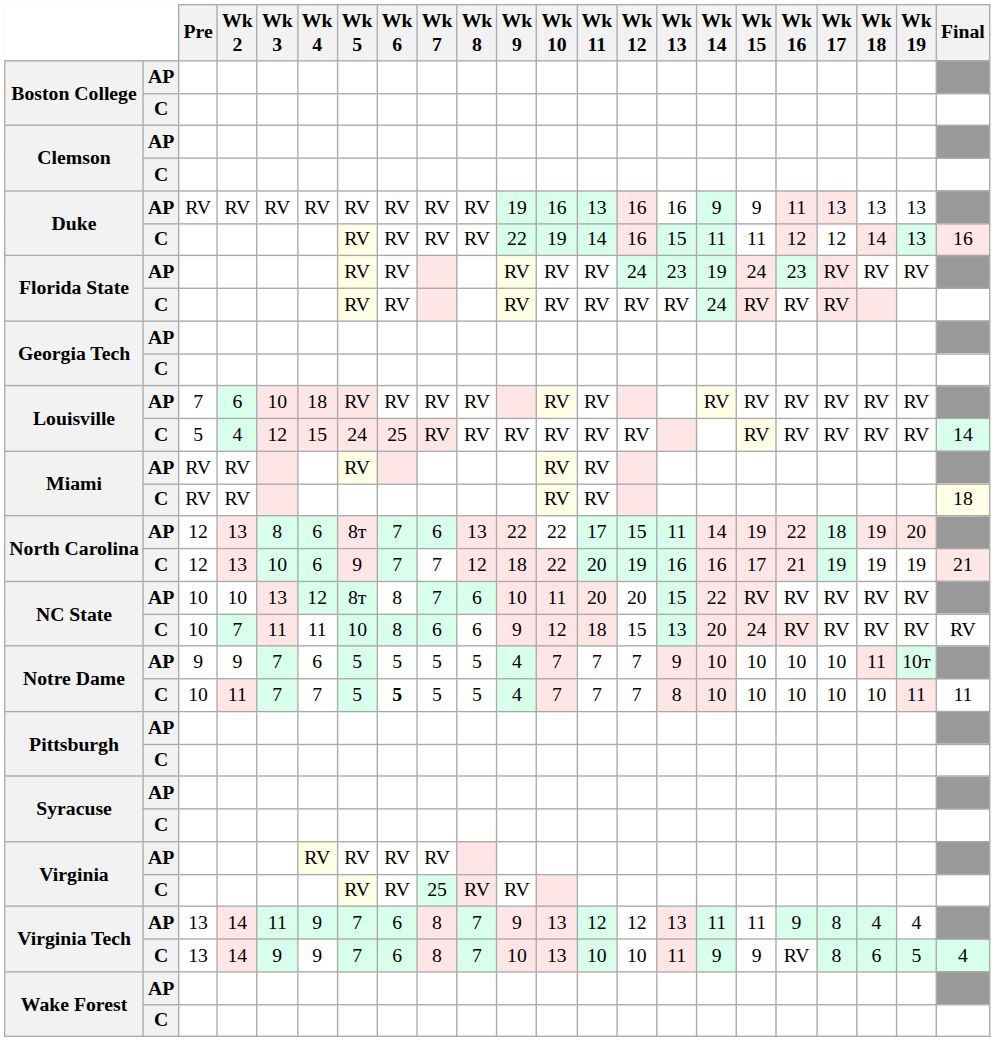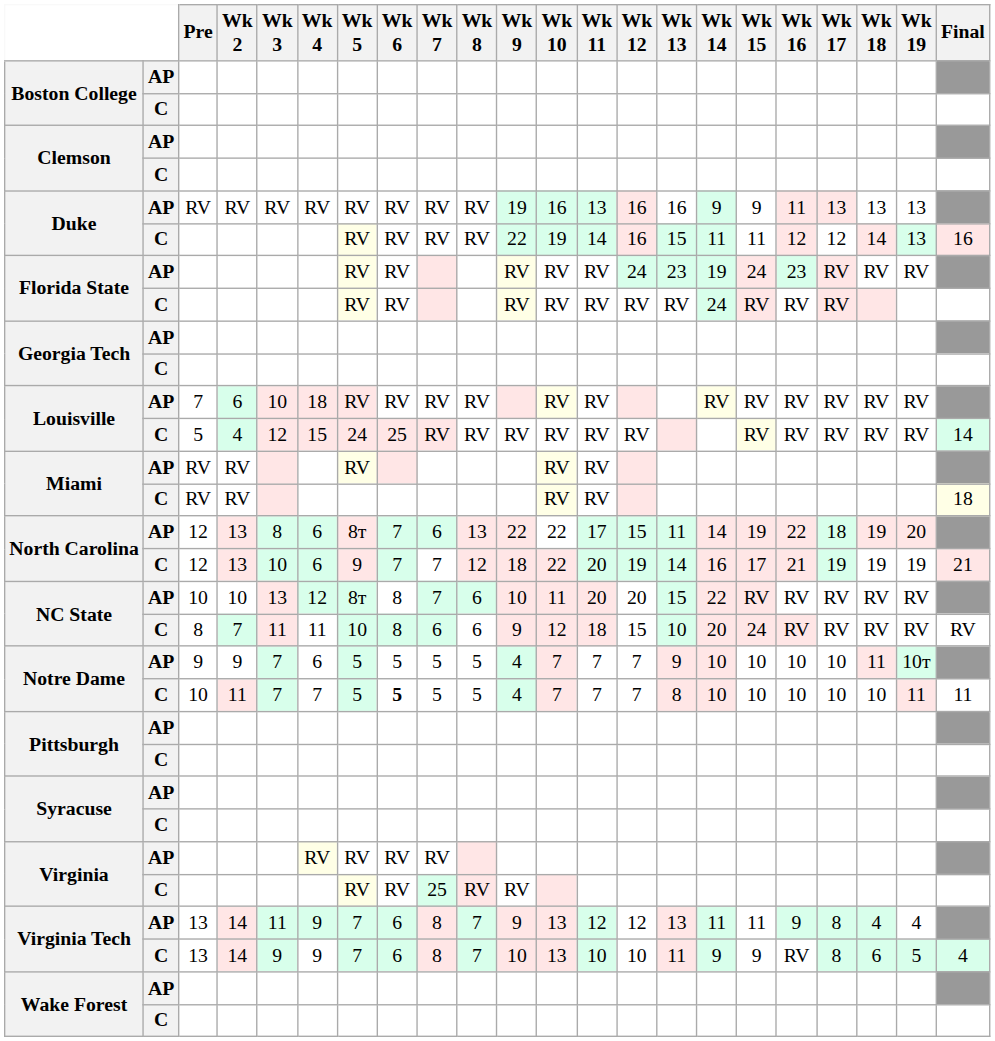(677, 565) 16 -> (677, 565) 14
(198, 630) 10 -> (198, 630) 8
(677, 630) 13 -> (677, 630) 10
